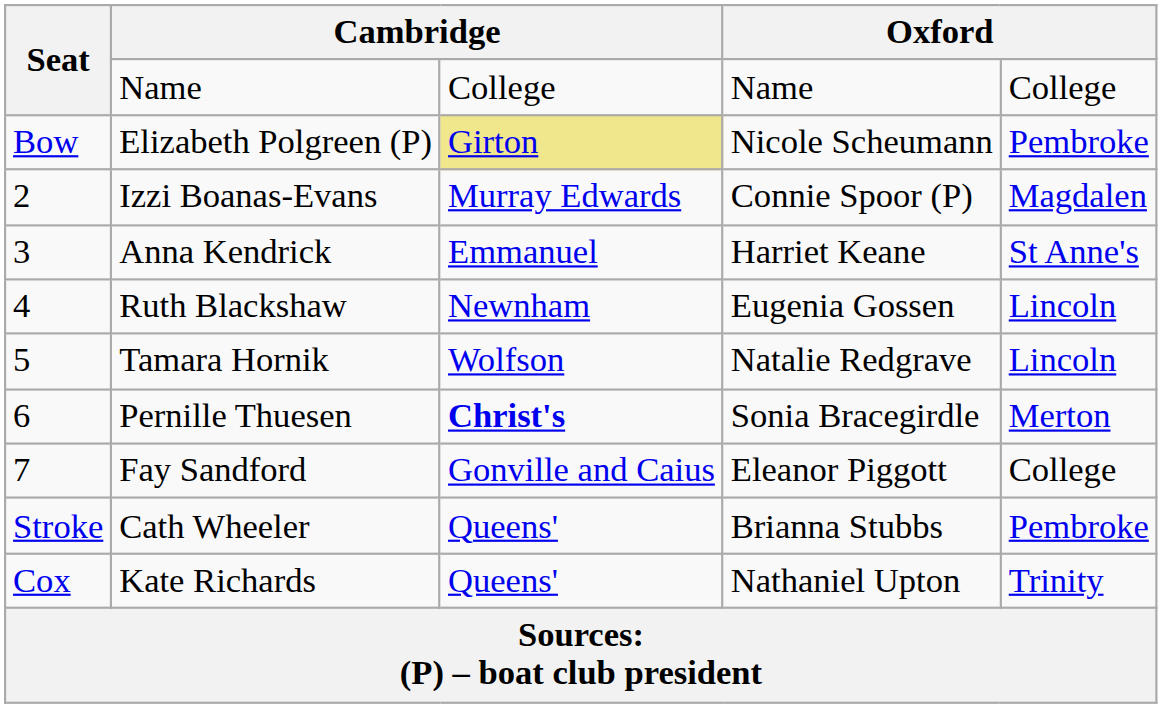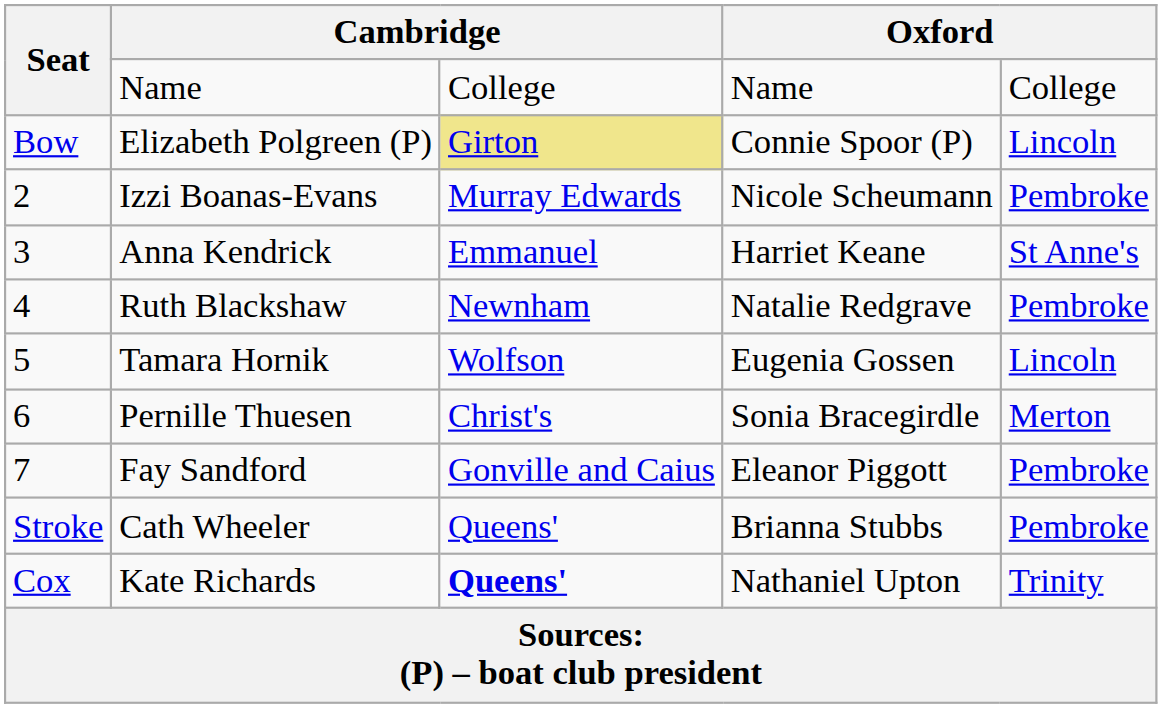(862, 141) Nicole Scheumann -> (852, 141) Connie Spoor (P)
(1079, 141) Pembroke -> (1062, 141) Lincoln
(852, 196) Connie Spoor (P) -> (862, 196) Nicole Scheumann
(1078, 196) Magdalen -> (1079, 196) Pembroke
(843, 305) Eugenia Gossen -> (851, 305) Natalie Redgrave
(1062, 305) Lincoln -> (1079, 305) Pembroke
(851, 360) Natalie Redgrave -> (843, 360) Eugenia Gossen
(507, 415) bold -> (500, 415) normal
(1062, 470) College -> (1079, 470) Pembroke
(503, 580) normal -> (508, 580) bold
